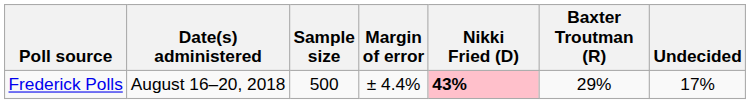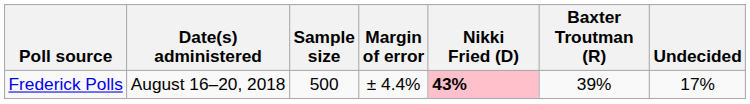(594, 84) 29% -> (594, 84) 39%
